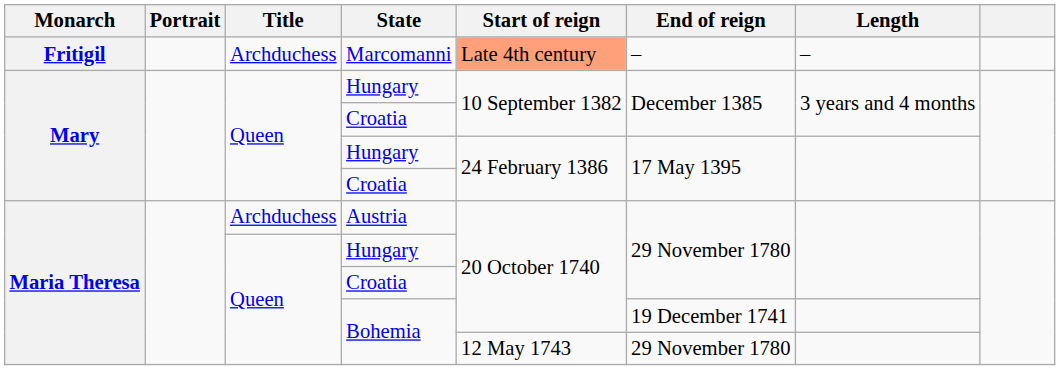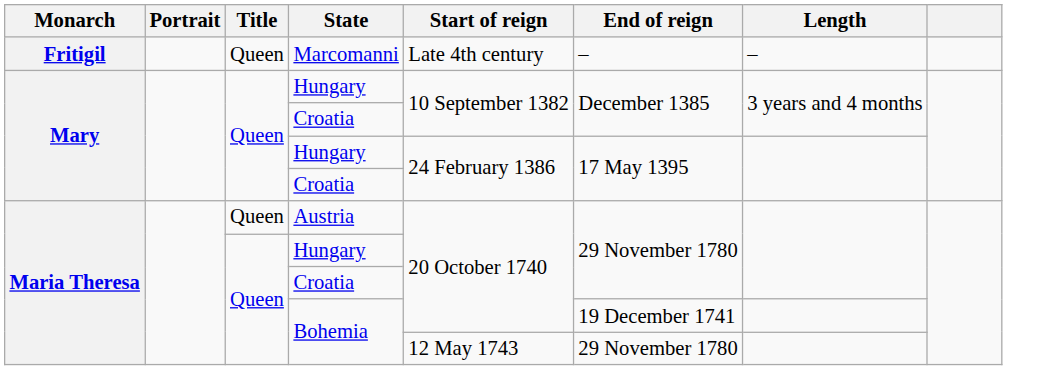(283, 53) Archduchess -> (257, 53) Queen
(529, 53) lightsalmon background -> (476, 53) no background
(283, 217) Archduchess -> (257, 217) Queen
